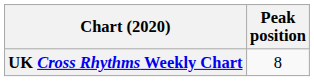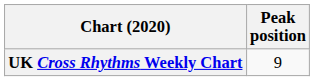(278, 62) 8 -> (278, 62) 9
